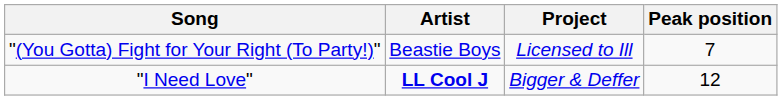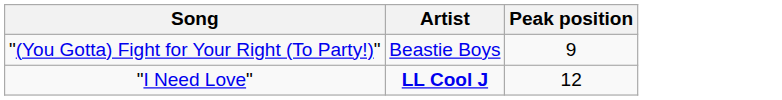- column: (574, 19)
(710, 49) 7 -> (571, 49) 9
